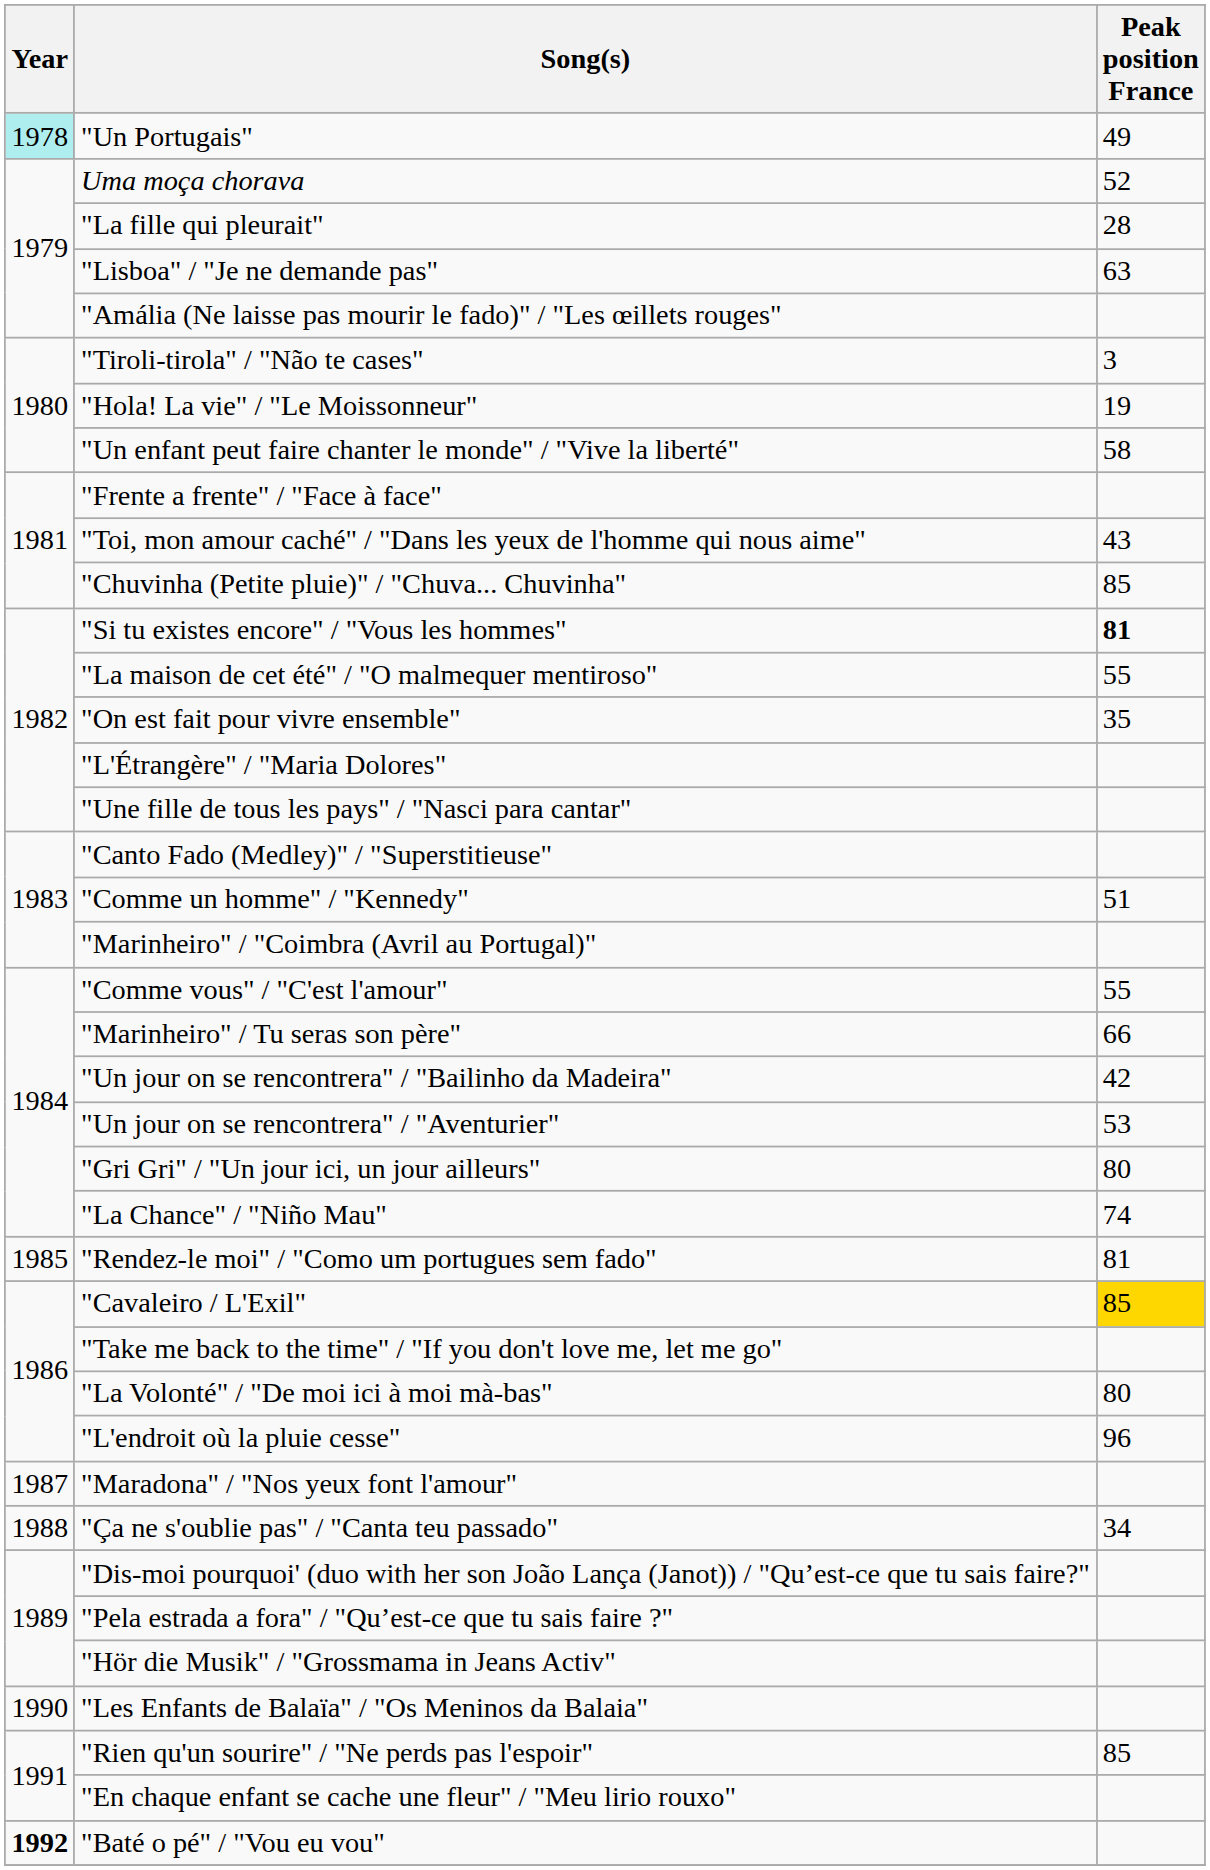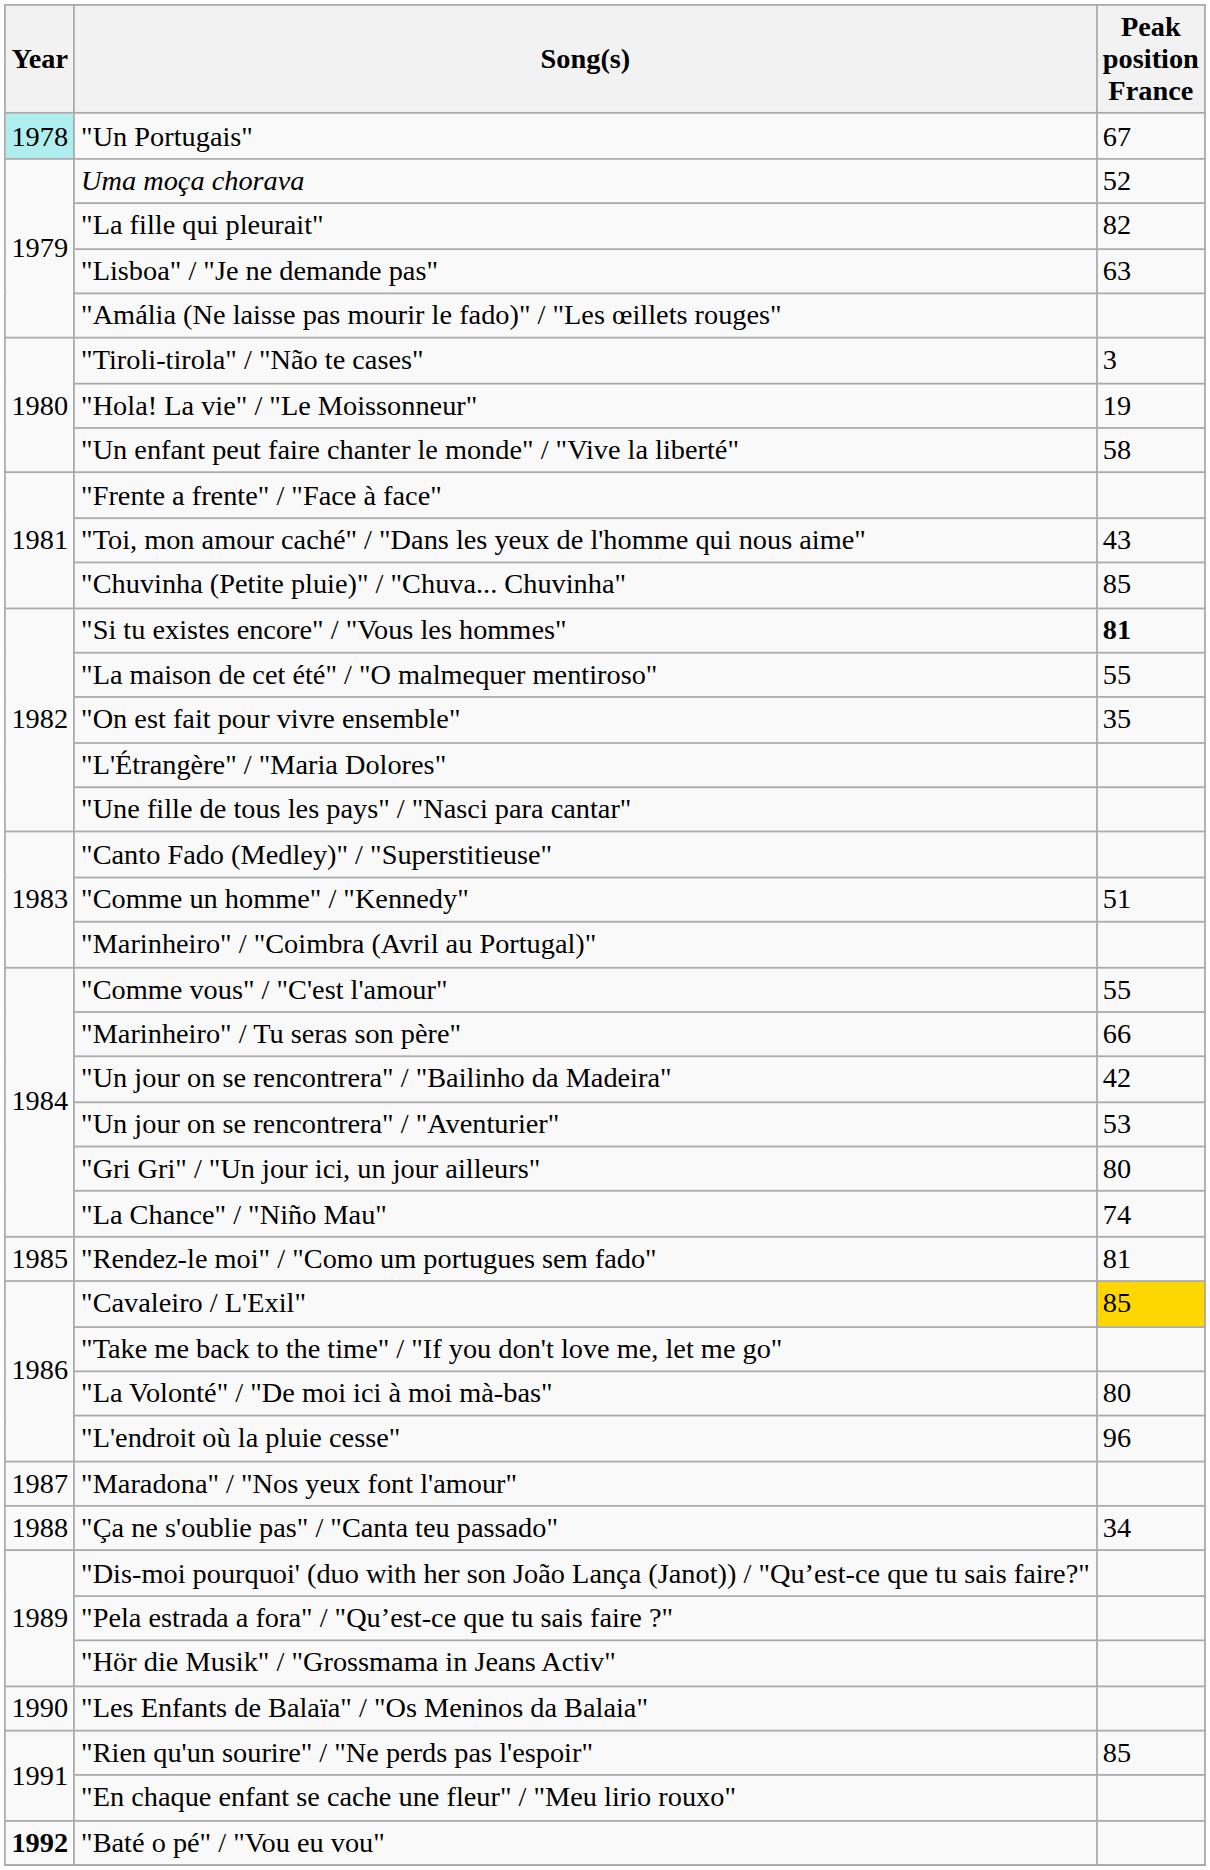(1117, 135) 49 -> (1117, 135) 67
(1117, 225) 28 -> (1117, 225) 82
